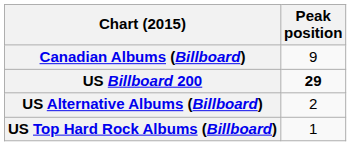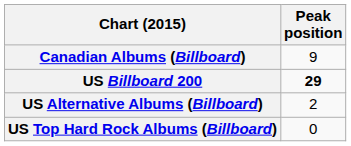(313, 128) 1 -> (313, 128) 0
